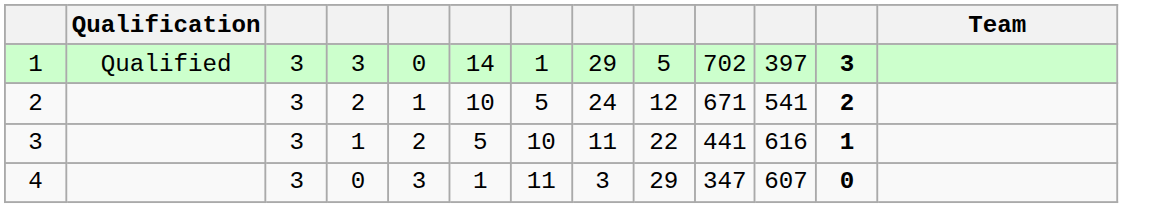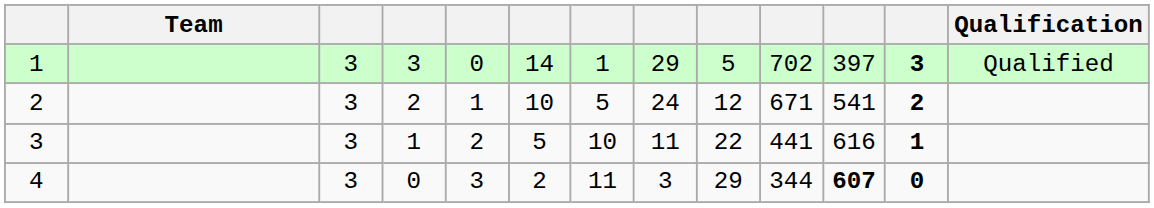columns swapped: (997, 25) <-> (166, 25)
(480, 182) 1 -> (540, 182) 2
(725, 182) 347 -> (791, 182) 344
(786, 182) normal -> (854, 182) bold
